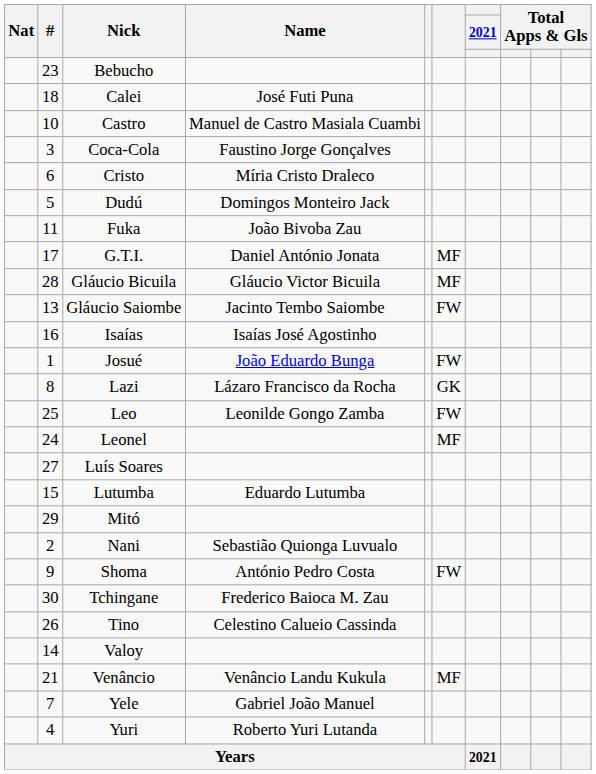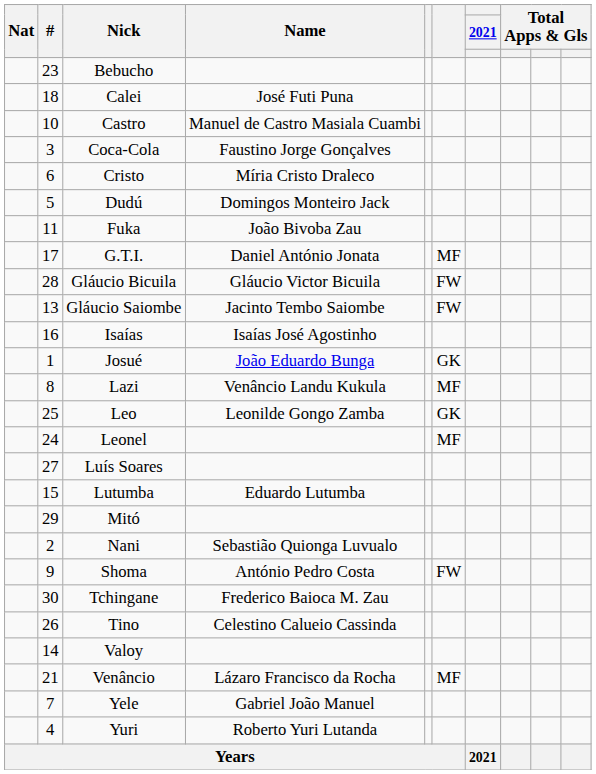(449, 281) MF -> (449, 281) FW
(449, 360) FW -> (449, 360) GK
(305, 387) Lázaro Francisco da Rocha -> (305, 387) Venâncio Landu Kukula
(449, 387) GK -> (449, 387) MF
(449, 413) FW -> (449, 413) GK
(305, 677) Venâncio Landu Kukula -> (305, 677) Lázaro Francisco da Rocha
